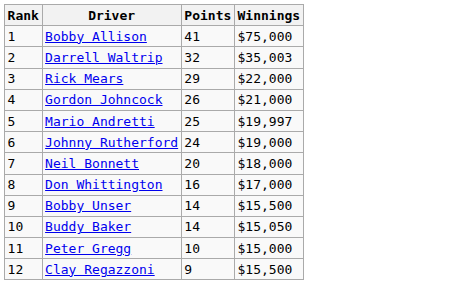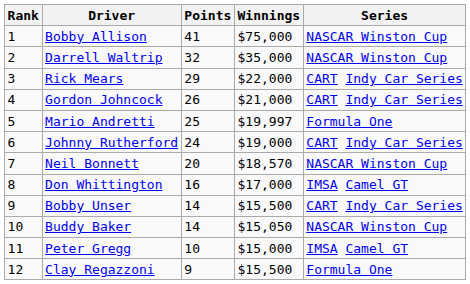+ column: (385, 15)
(265, 57) $35,003 -> (265, 57) $35,000
(265, 163) $18,000 -> (265, 163) $18,570
